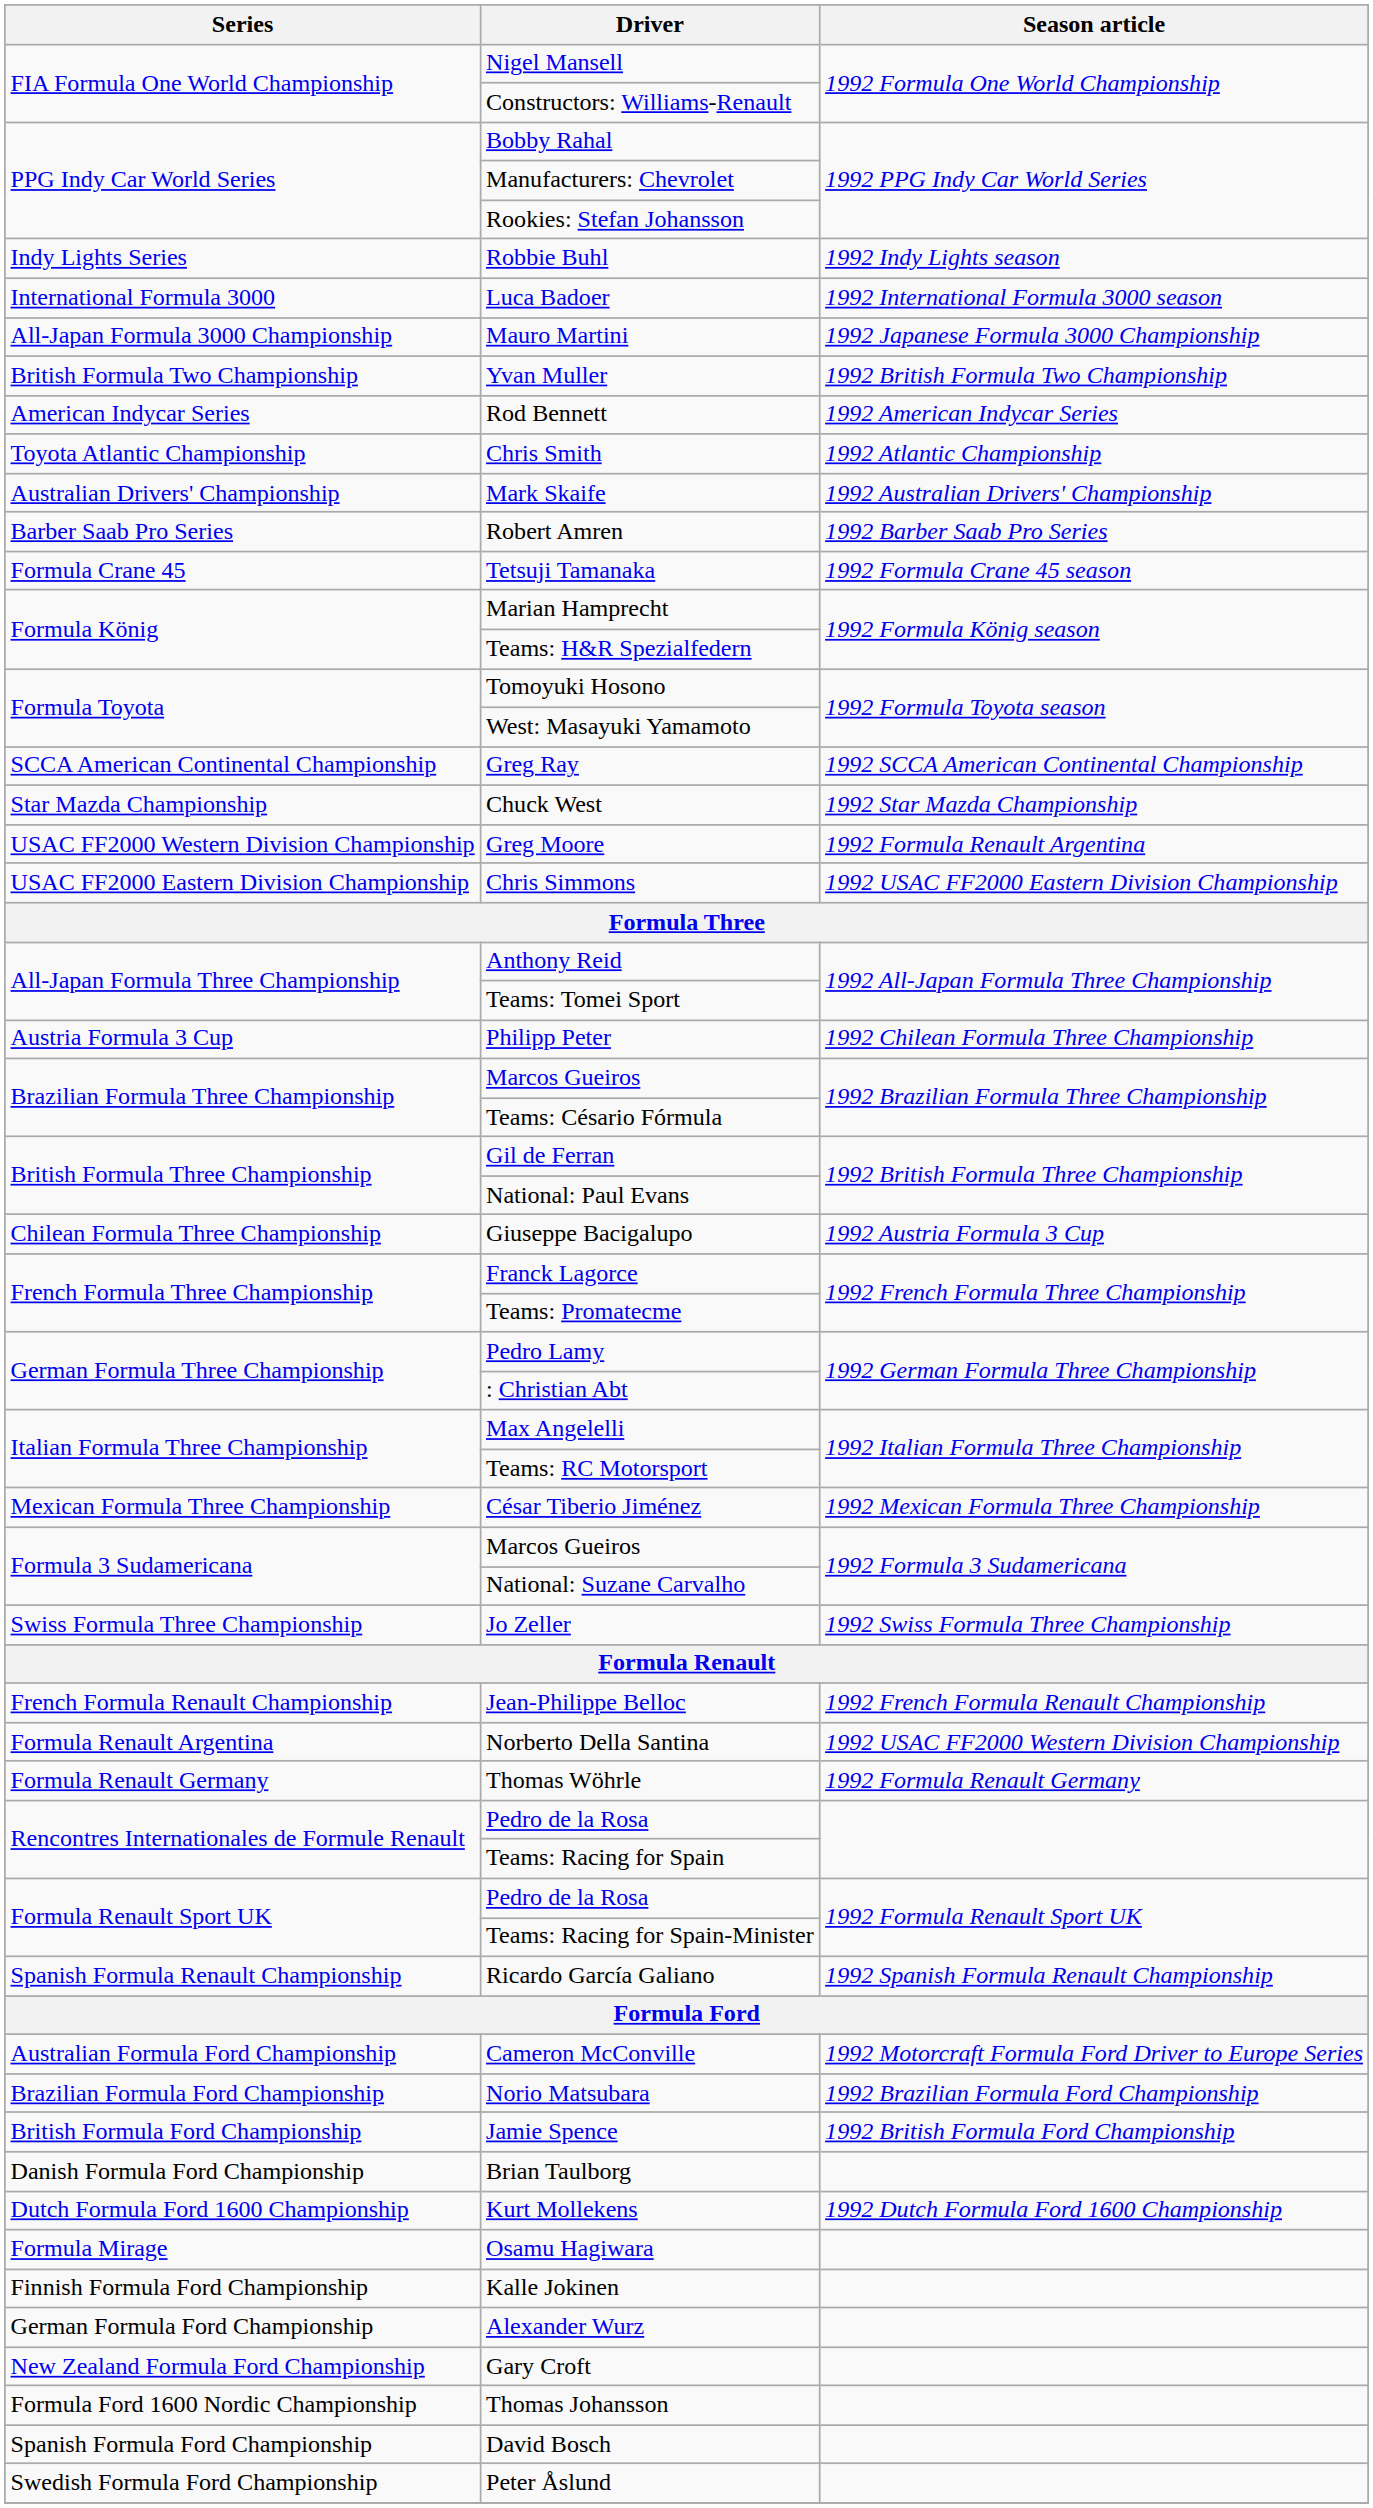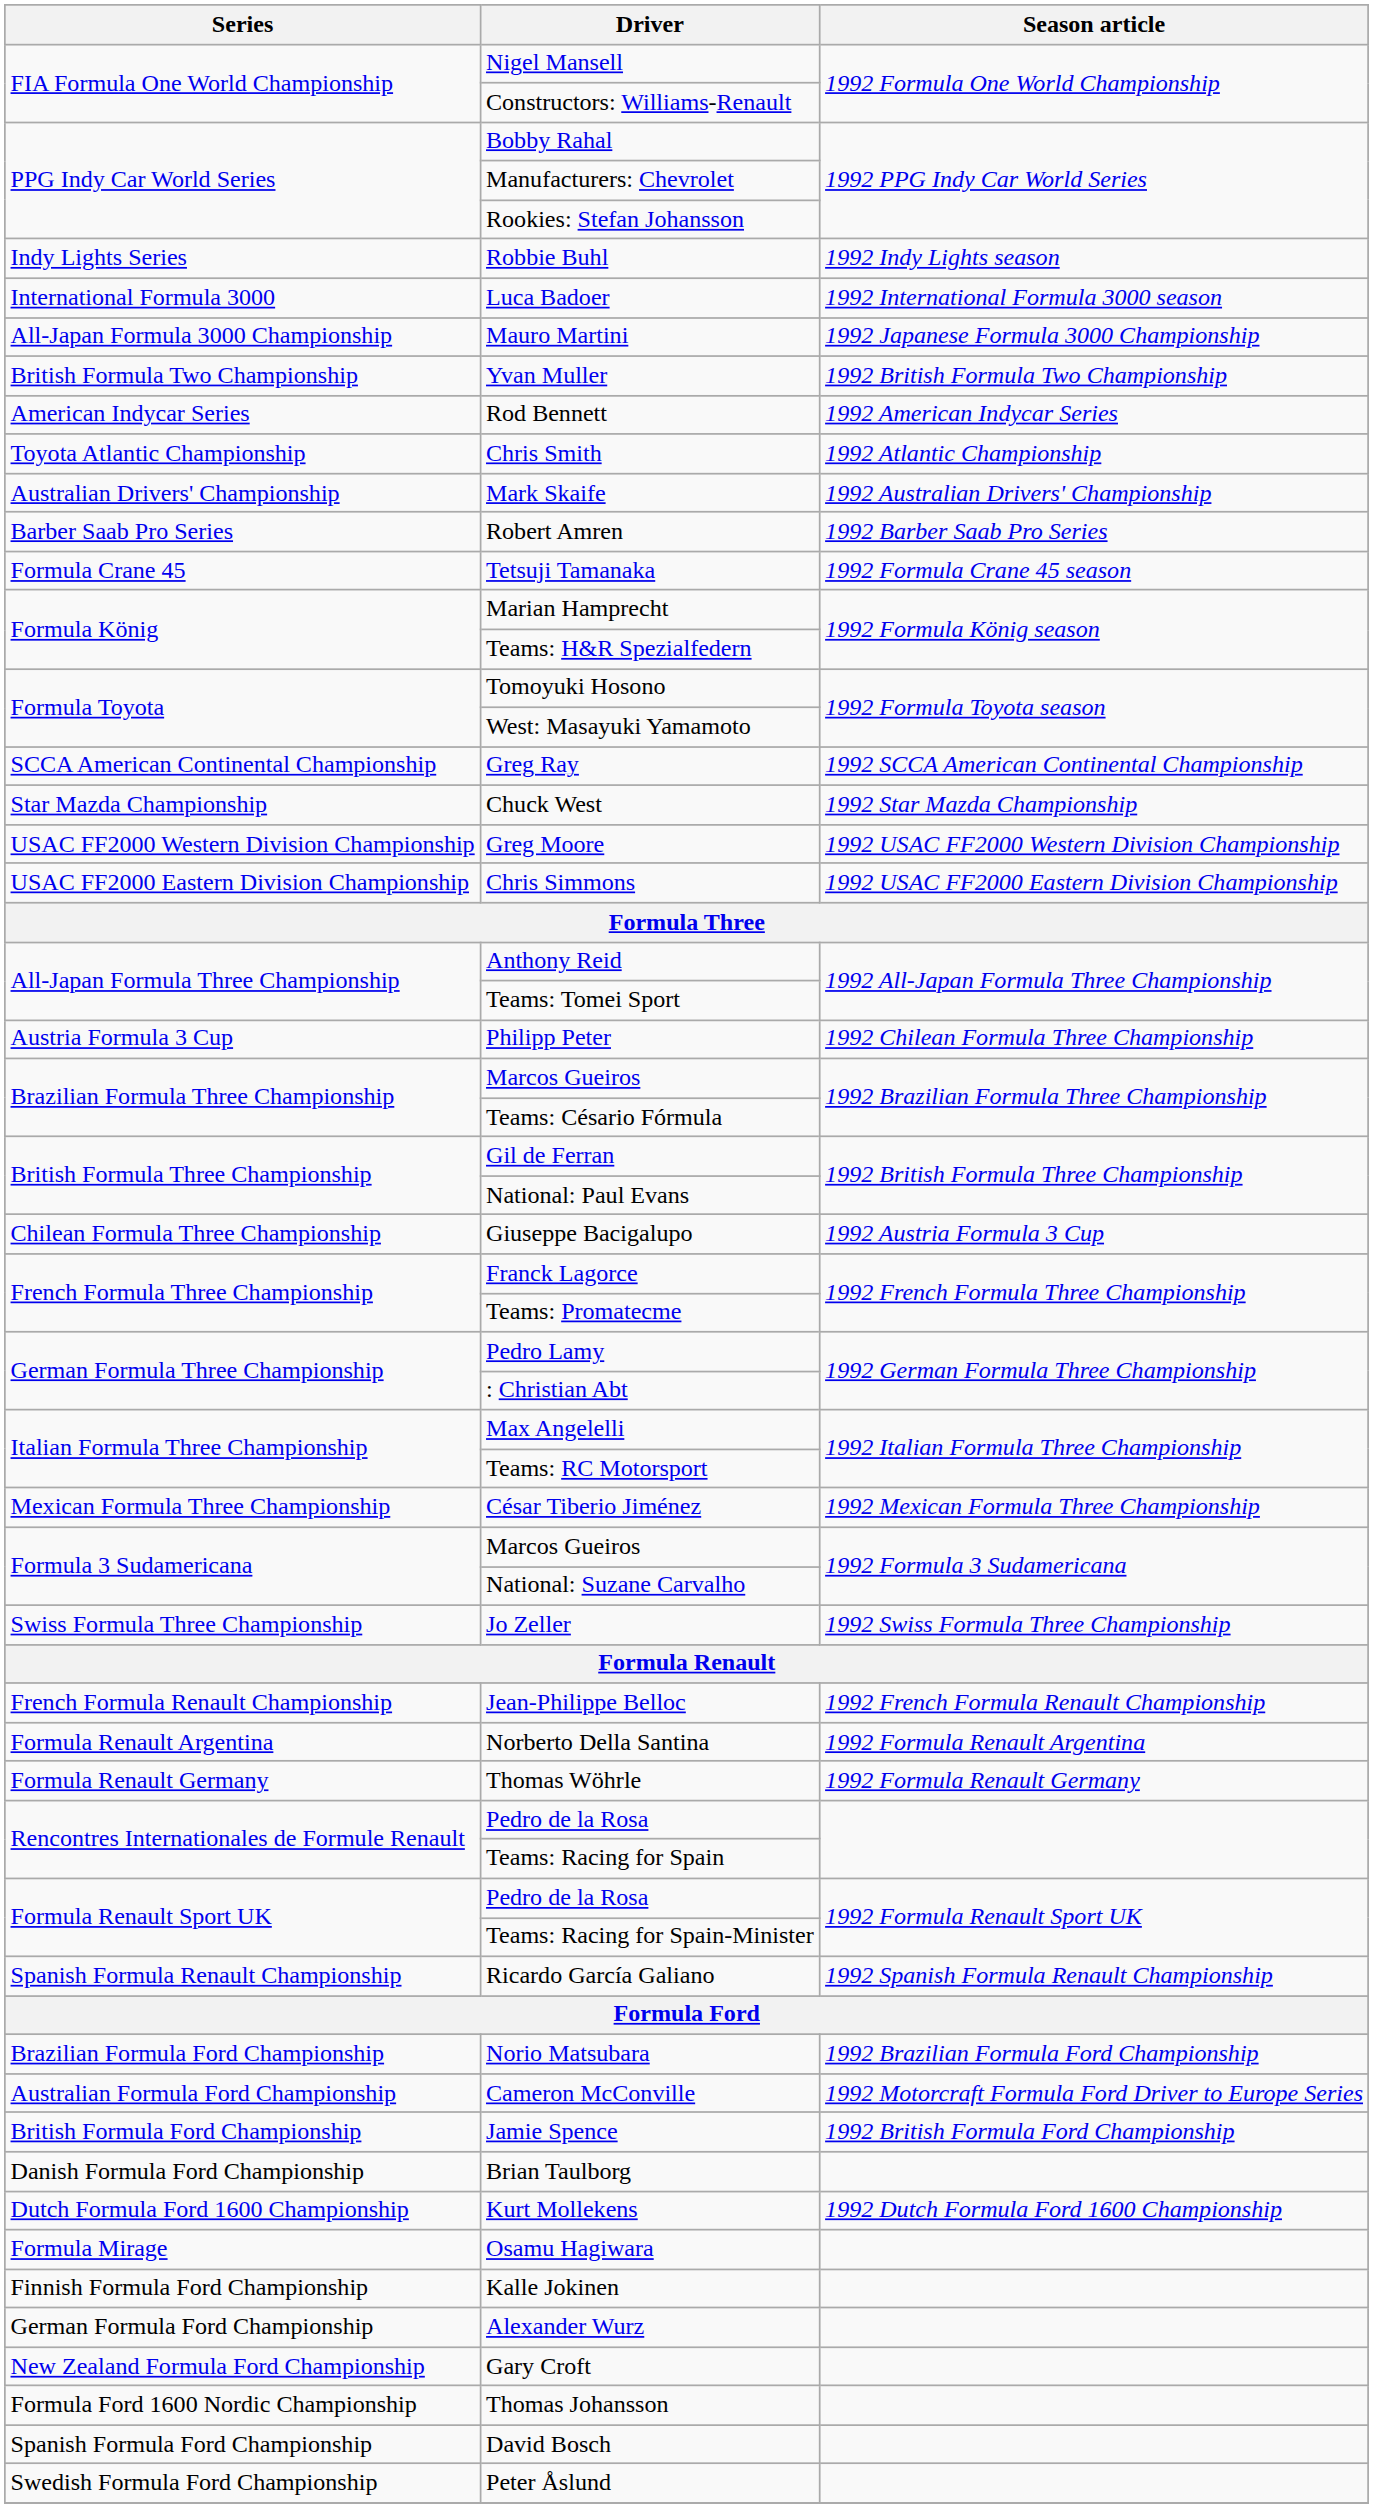(985, 843) 1992 Formula Renault Argentina -> (1082, 843) 1992 USAC FF2000 Western Division Championship
(1082, 1741) 1992 USAC FF2000 Western Division Championship -> (985, 1741) 1992 Formula Renault Argentina
rows swapped: (203, 2053) <-> (197, 2092)
